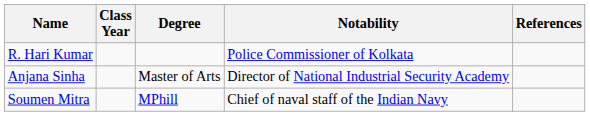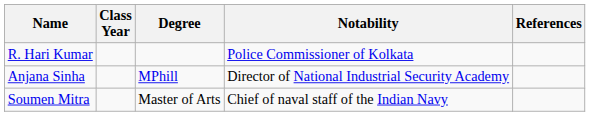(179, 76) Master of Arts -> (158, 76) MPhill
(158, 99) MPhill -> (179, 99) Master of Arts
